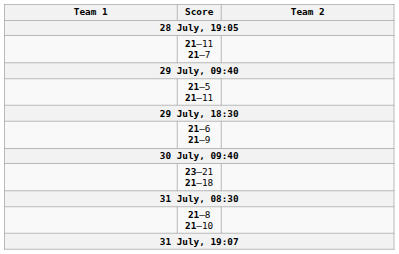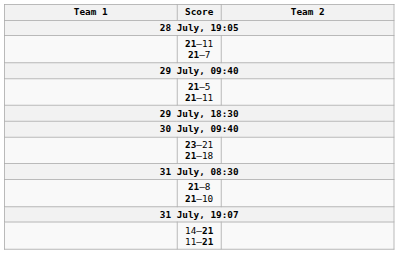- row: (199, 134)
+ row: (199, 235)
